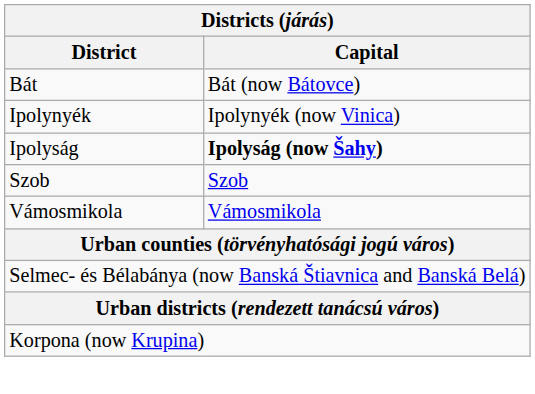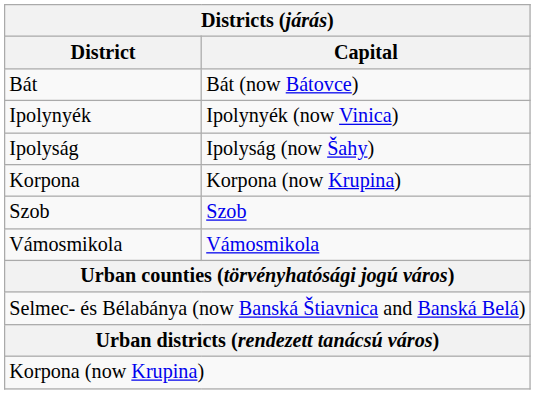(295, 148) bold -> (290, 148) normal
+ row: (45, 180)
